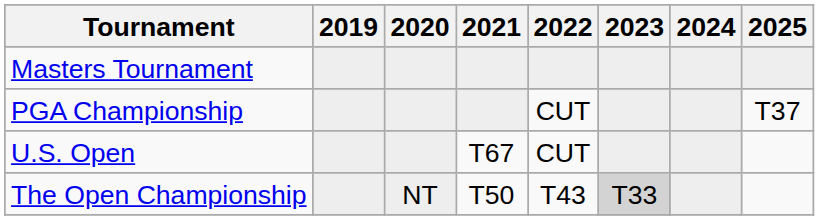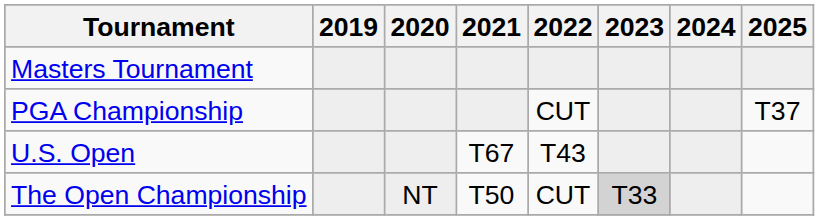(563, 152) CUT -> (563, 152) T43
(563, 195) T43 -> (563, 195) CUT
